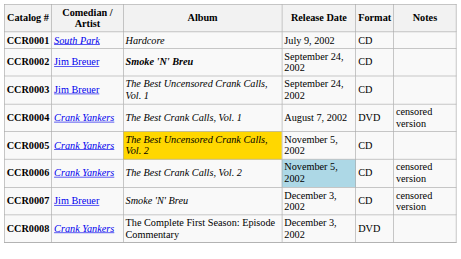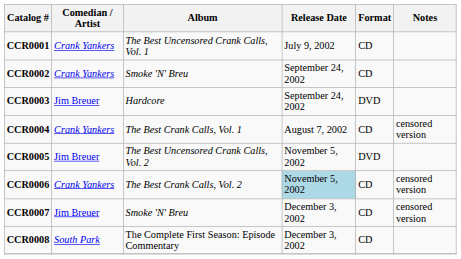(77, 40) South Park -> (84, 46) Crank Yankers
(145, 40) Hardcore -> (197, 46) The Best Uncensored Crank Calls, Vol. 1
(77, 62) Jim Breuer -> (84, 73) Crank Yankers
(159, 62) bold -> (157, 73) normal
(197, 90) The Best Uncensored Crank Calls, Vol. 1 -> (145, 101) Hardcore
(365, 90) CD -> (369, 101) DVD
(369, 117) DVD -> (365, 129) CD
(84, 145) Crank Yankers -> (77, 157) Jim Breuer
(197, 145) gold background -> (197, 157) no background
(365, 145) CD -> (369, 157) DVD
(84, 228) Crank Yankers -> (77, 240) South Park
(369, 228) DVD -> (365, 240) CD
